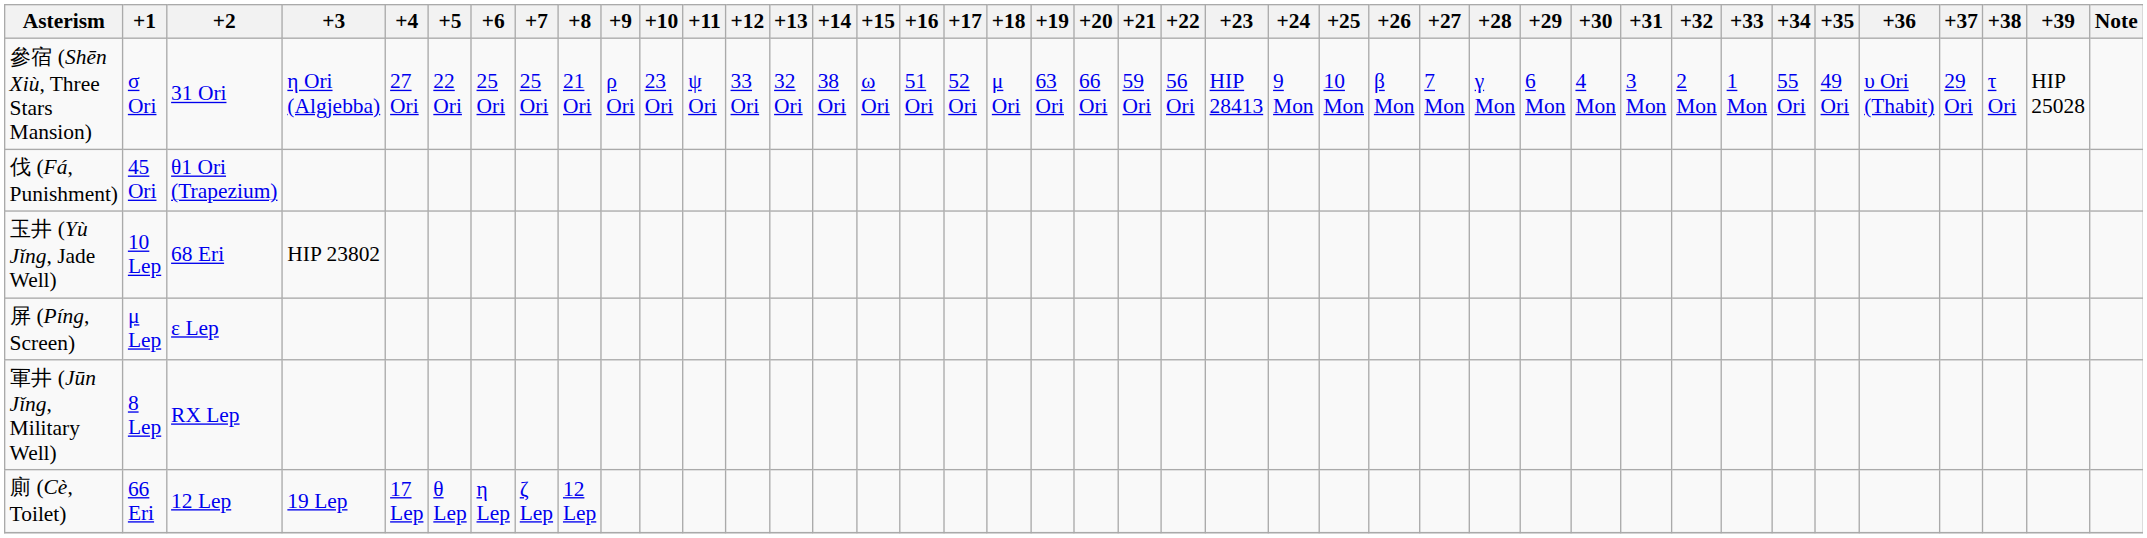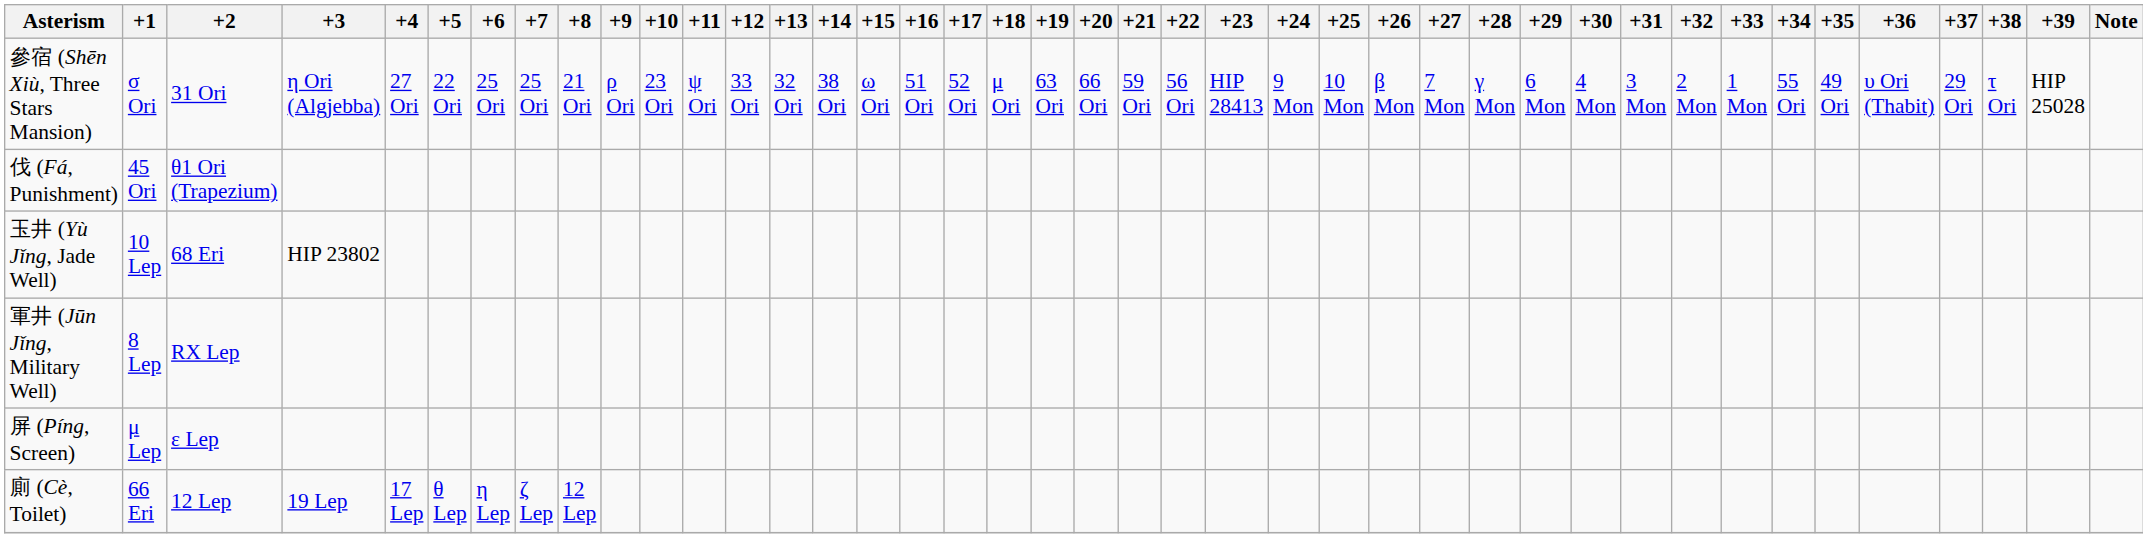rows swapped: (53, 415) <-> (50, 329)
